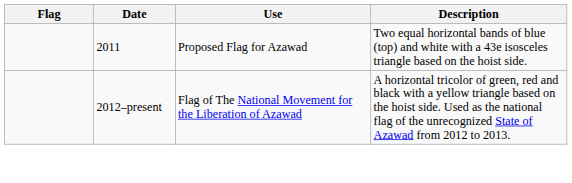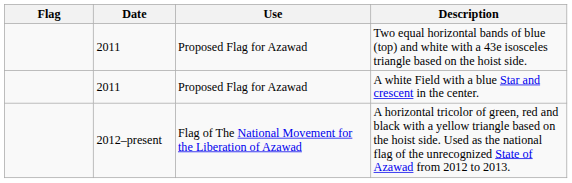+ row: (457, 86)
